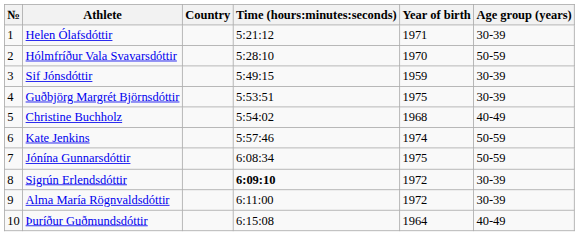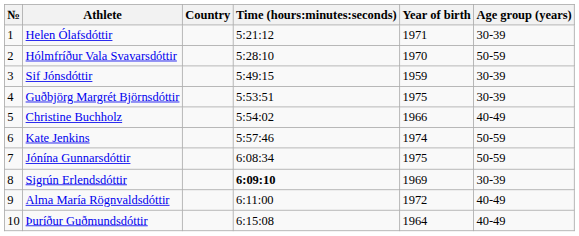(415, 117) 1968 -> (415, 117) 1966
(415, 179) 1972 -> (415, 179) 1969
(491, 199) 30-39 -> (491, 199) 40-49
